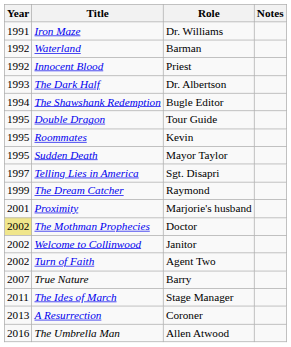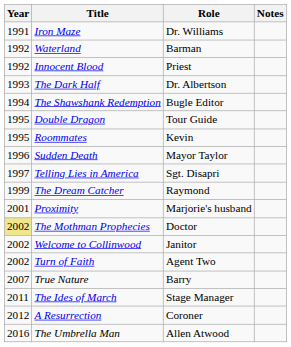(18, 155) 1995 -> (18, 155) 1996
(18, 315) 2013 -> (18, 315) 2012
